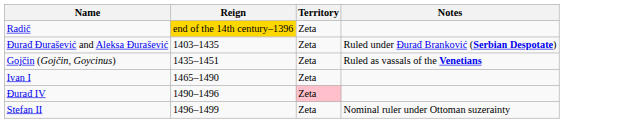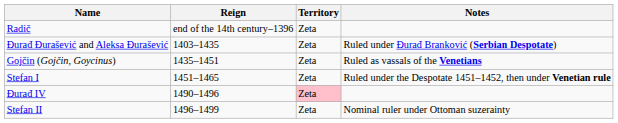(233, 28) gold background -> (233, 28) no background
+ row: (23, 77)
- row: (19, 77)
